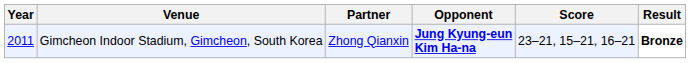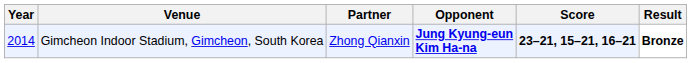(21, 41) 2011 -> (21, 41) 2014
(577, 41) normal -> (577, 41) bold
